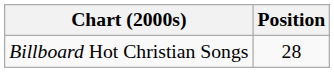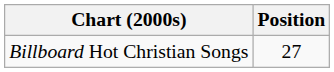(291, 51) 28 -> (291, 51) 27
